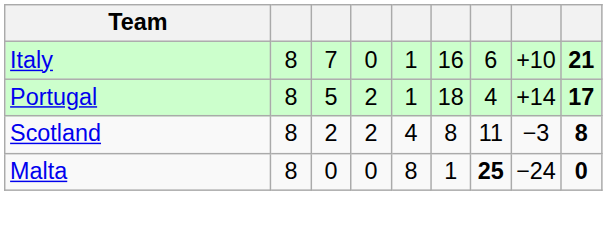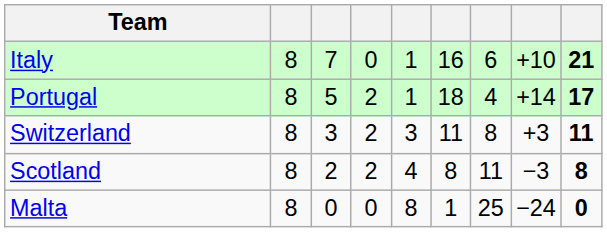+ row: (70, 134)
(491, 171) bold -> (491, 208) normal
